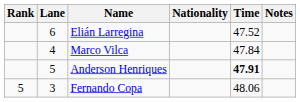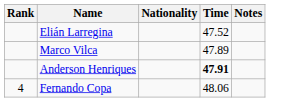- column: (52, 13)
(246, 50) 47.84 -> (216, 50) 47.89
(21, 87) 5 -> (21, 87) 4
